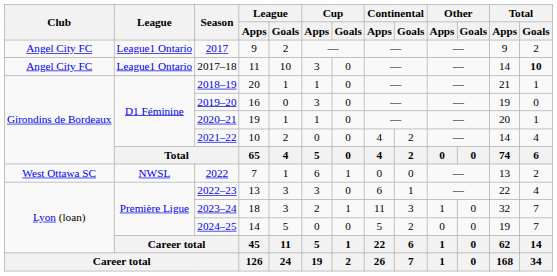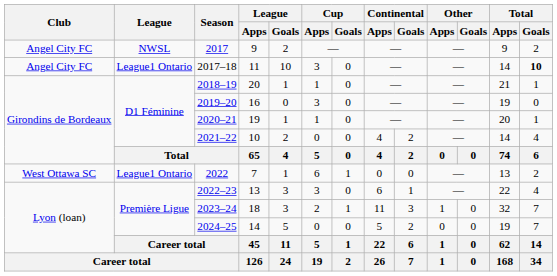(154, 48) League1 Ontario -> (154, 48) NWSL
(154, 173) NWSL -> (154, 173) League1 Ontario
